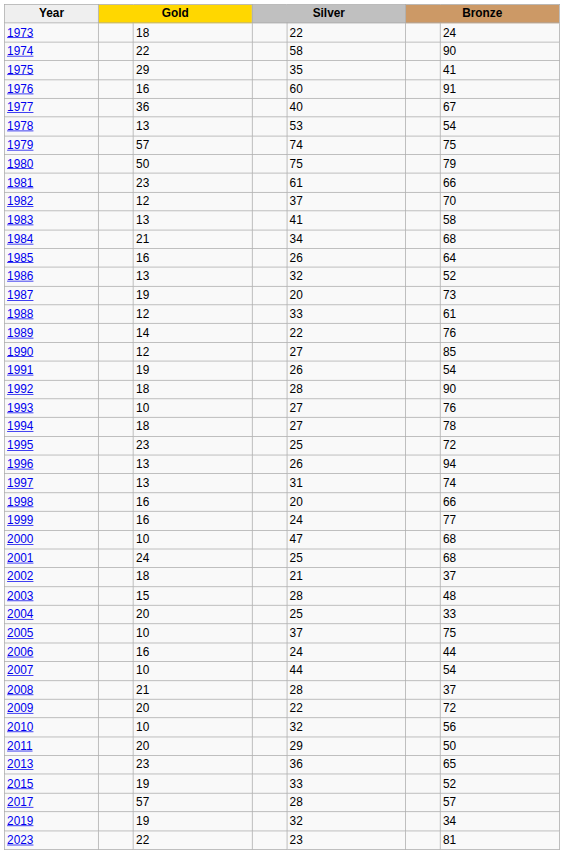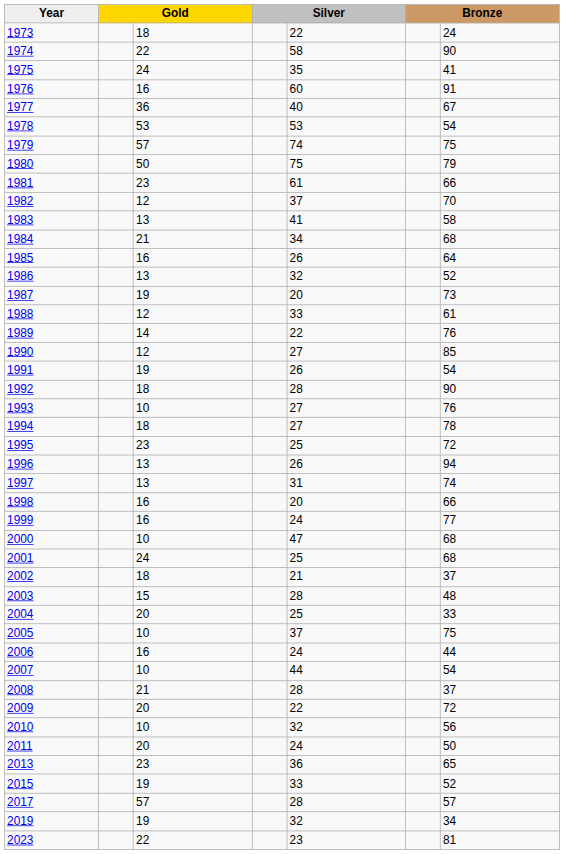(143, 70) 29 -> (143, 70) 24
(143, 126) 13 -> (143, 126) 53
(296, 746) 29 -> (296, 746) 24
